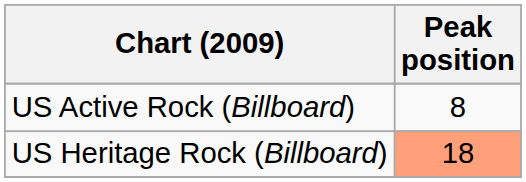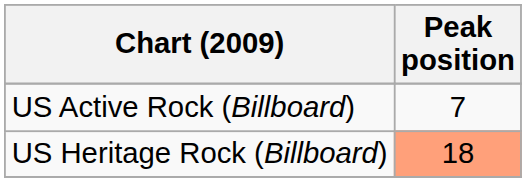(458, 107) 8 -> (458, 107) 7
